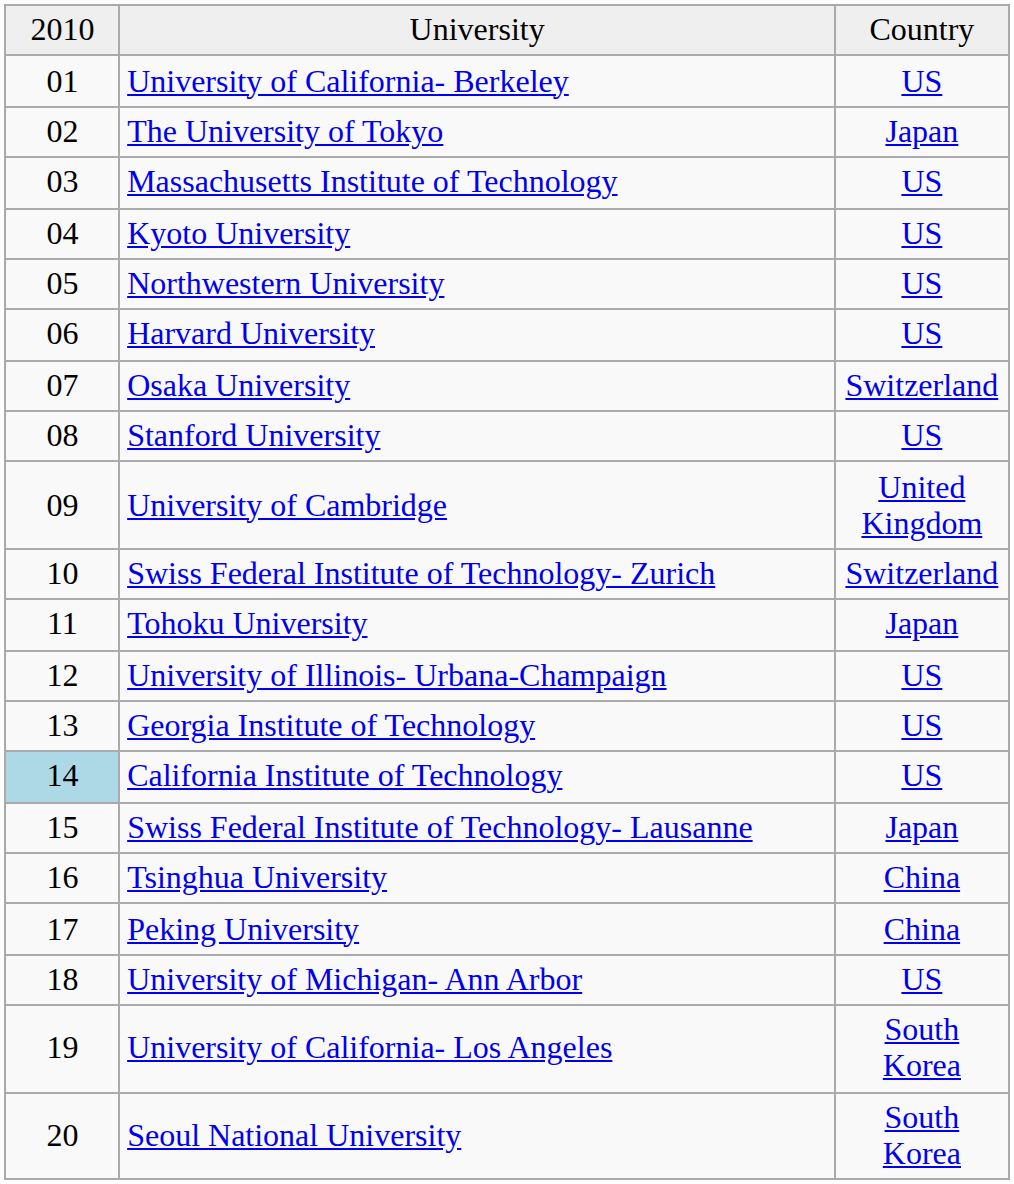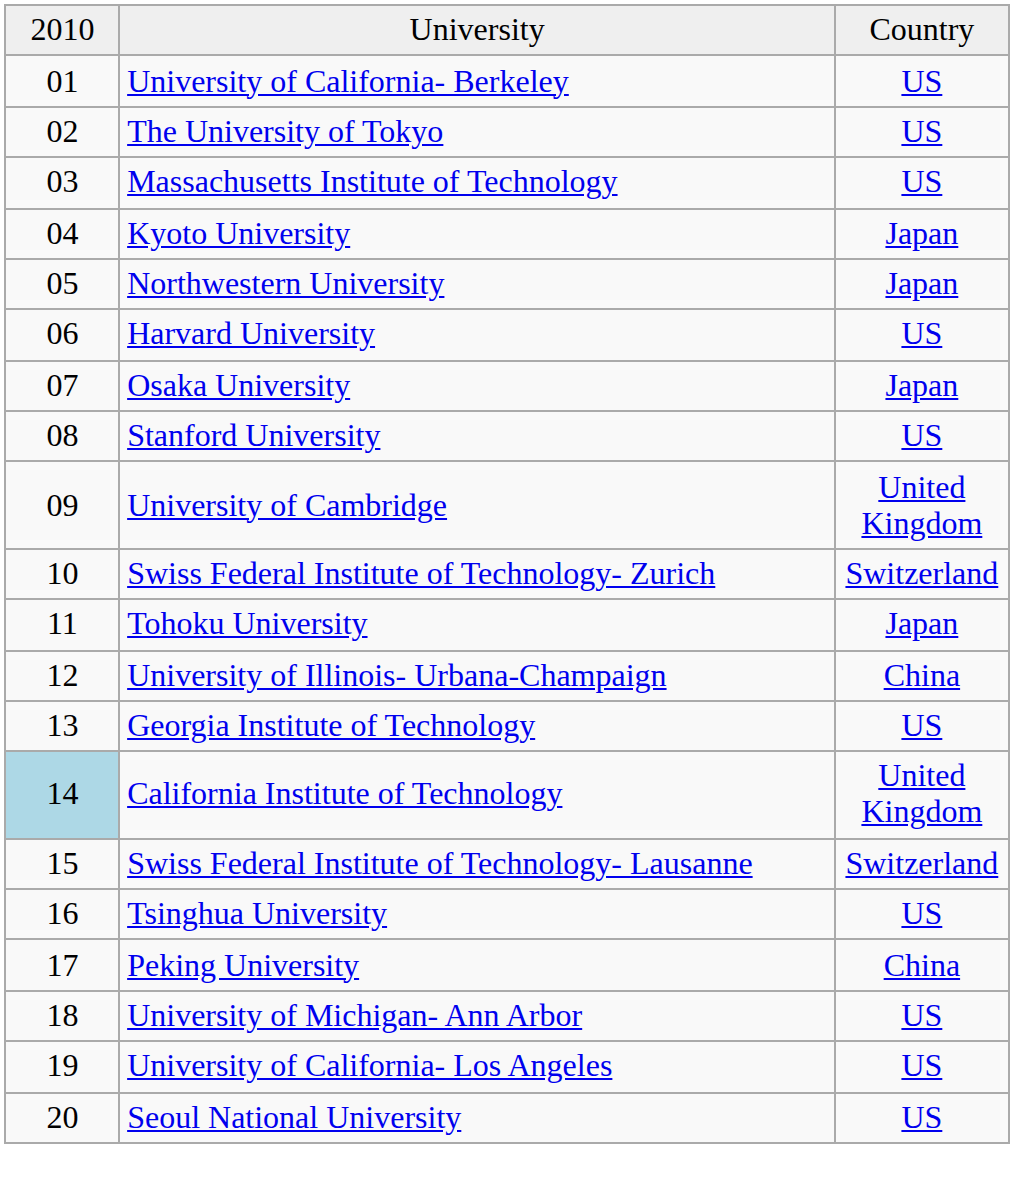(922, 131) Japan -> (922, 131) US
(922, 232) US -> (922, 232) Japan
(922, 283) US -> (922, 283) Japan
(922, 385) Switzerland -> (922, 385) Japan
(922, 674) US -> (922, 674) China
(922, 776) US -> (922, 794) United Kingdom
(922, 827) Japan -> (922, 863) Switzerland
(922, 877) China -> (922, 913) US
(922, 1048) South Korea -> (922, 1066) US
(922, 1134) South Korea -> (922, 1116) US
